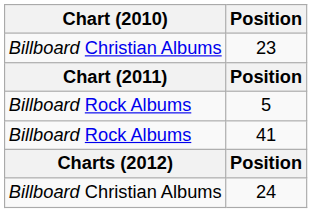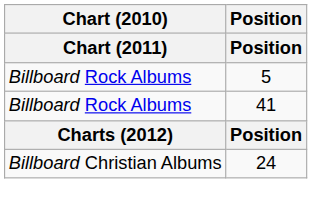- row: (266, 47)
